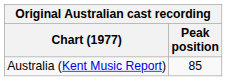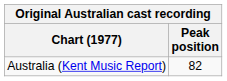(195, 66) 85 -> (195, 66) 82
